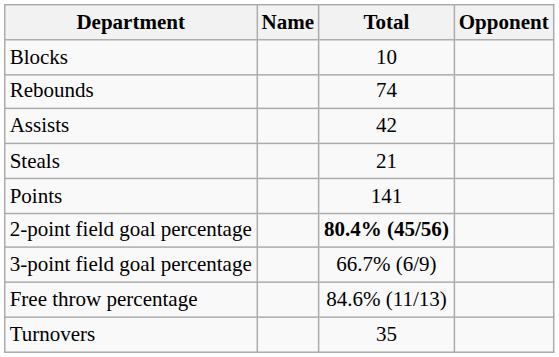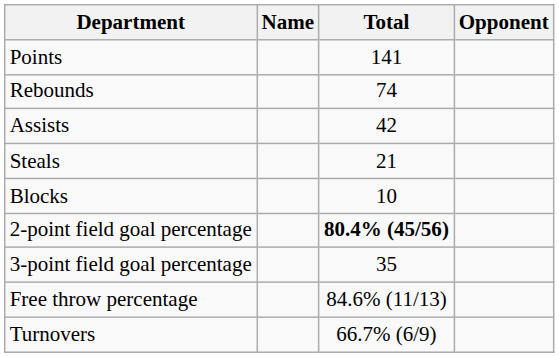rows swapped: (36, 195) <-> (39, 56)
(386, 264) 66.7% (6/9) -> (386, 264) 35
(386, 334) 35 -> (386, 334) 66.7% (6/9)
